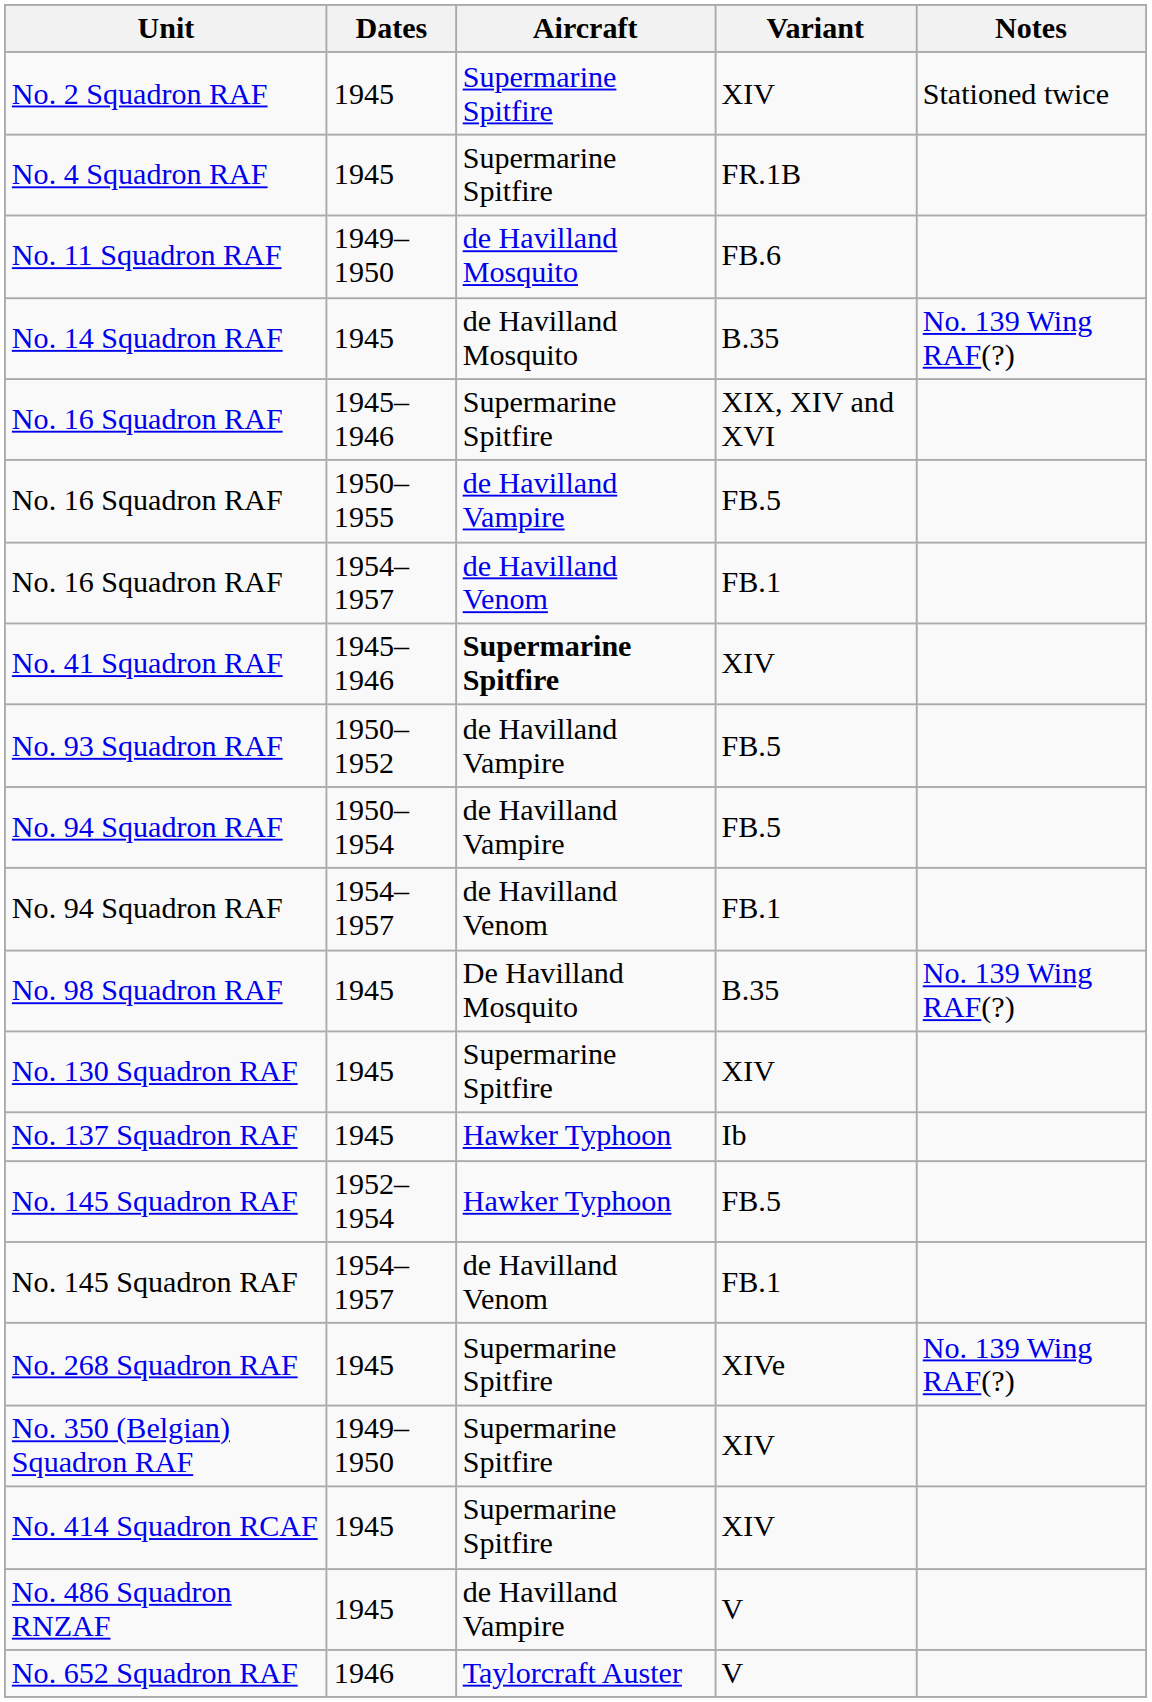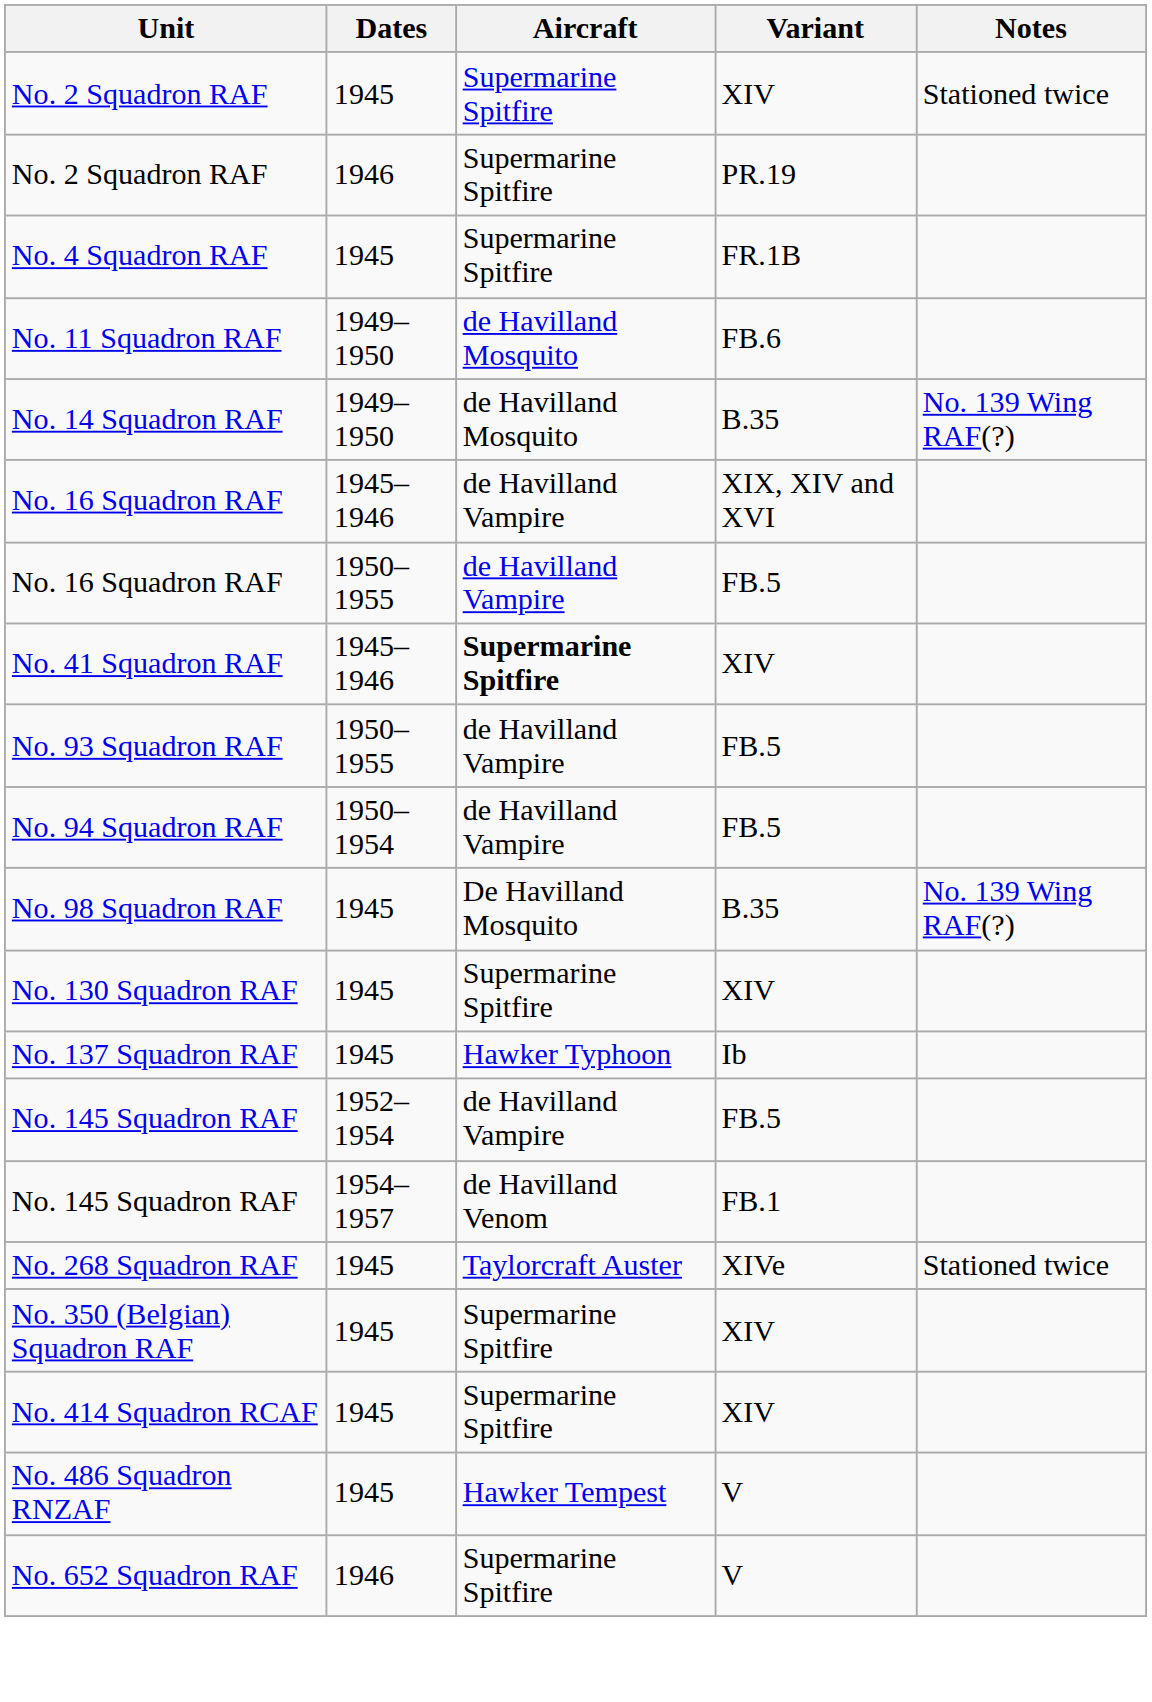+ row: (140, 174)
(364, 337) 1945 -> (371, 419) 1949–1950
(540, 419) Supermarine Spitfire -> (540, 500) de Havilland Vampire
- row: (147, 582)
(371, 745) 1950–1952 -> (371, 745) 1950–1955
- row: (147, 908)
(567, 1200) Hawker Typhoon -> (540, 1119) de Havilland Vampire
(540, 1363) Supermarine Spitfire -> (572, 1265) Taylorcraft Auster
(1008, 1363) No. 139 Wing RAF(?) -> (1016, 1265) Stationed twice
(371, 1445) 1949–1950 -> (364, 1330) 1945
(540, 1608) de Havilland Vampire -> (565, 1493) Hawker Tempest
(572, 1673) Taylorcraft Auster -> (540, 1574) Supermarine Spitfire
